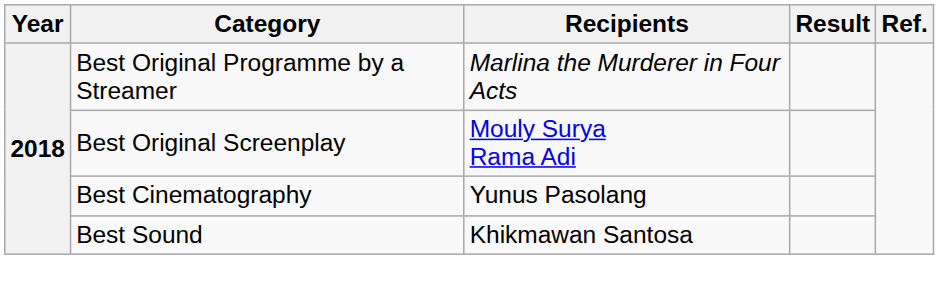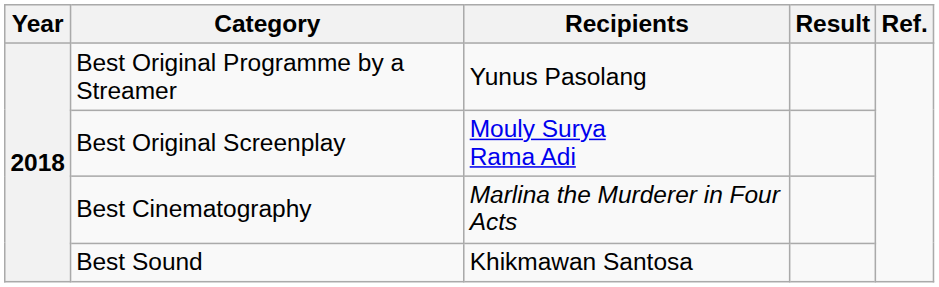(625, 76) Marlina the Murderer in Four Acts -> (558, 76) Yunus Pasolang
(558, 195) Yunus Pasolang -> (625, 209) Marlina the Murderer in Four Acts
